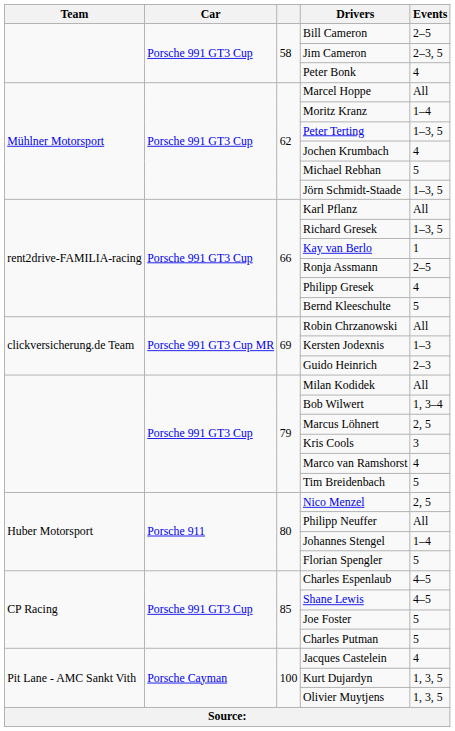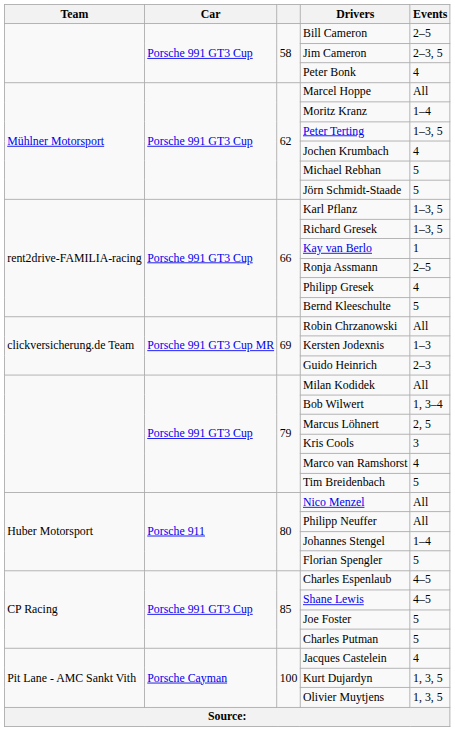(428, 189) 1–3, 5 -> (416, 189) 5
(421, 209) All -> (428, 209) 1–3, 5
(422, 501) 2, 5 -> (421, 501) All
